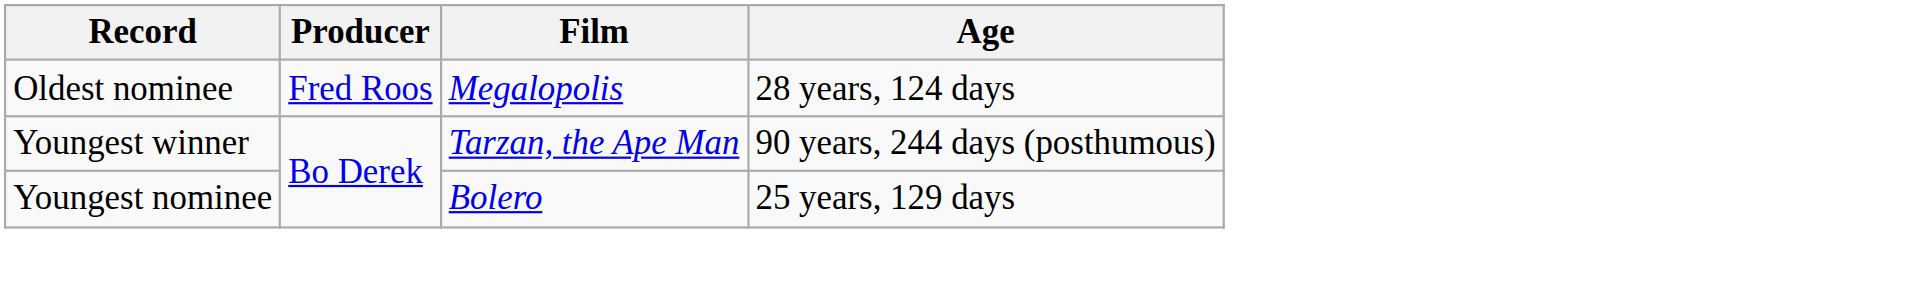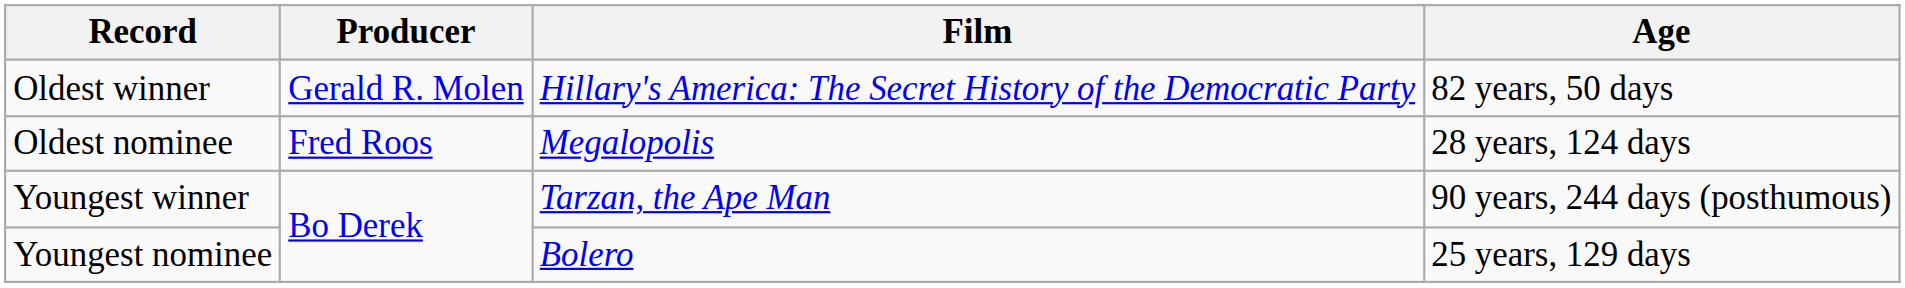+ row: (111, 87)
